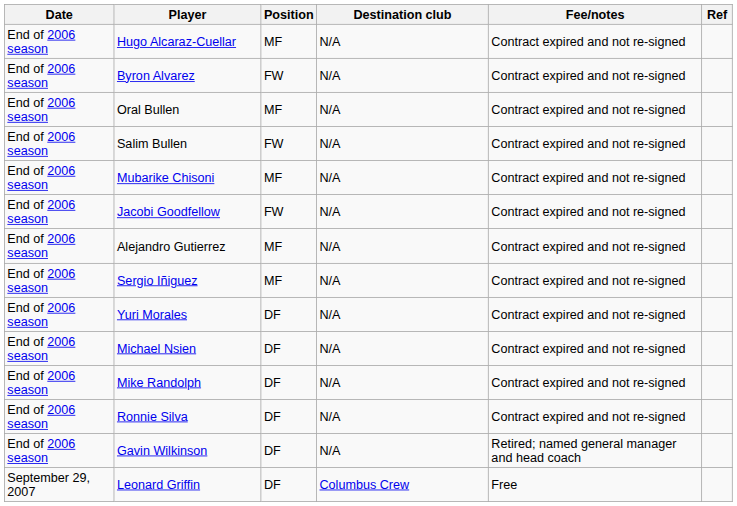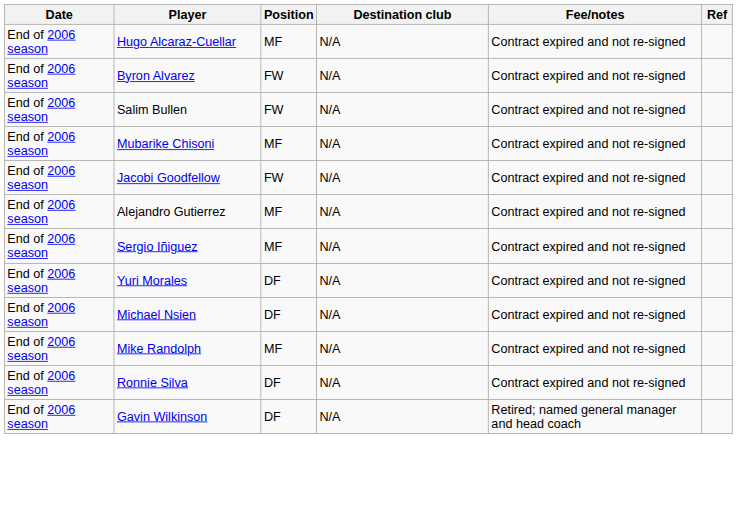- row: (148, 110)
(272, 382) DF -> (273, 348) MF
- row: (159, 485)
